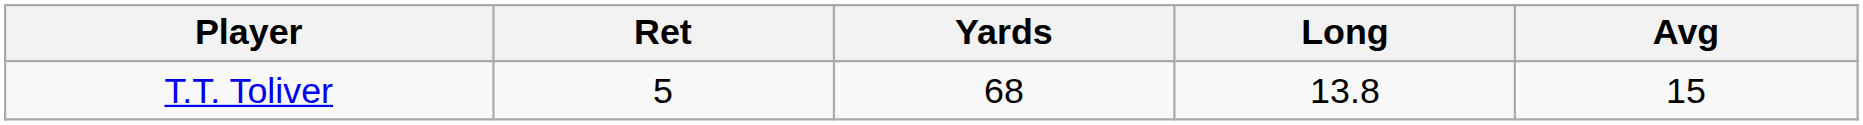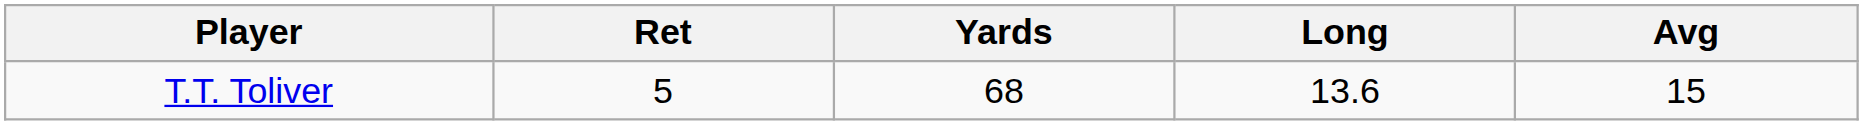(1345, 89) 13.8 -> (1345, 89) 13.6
